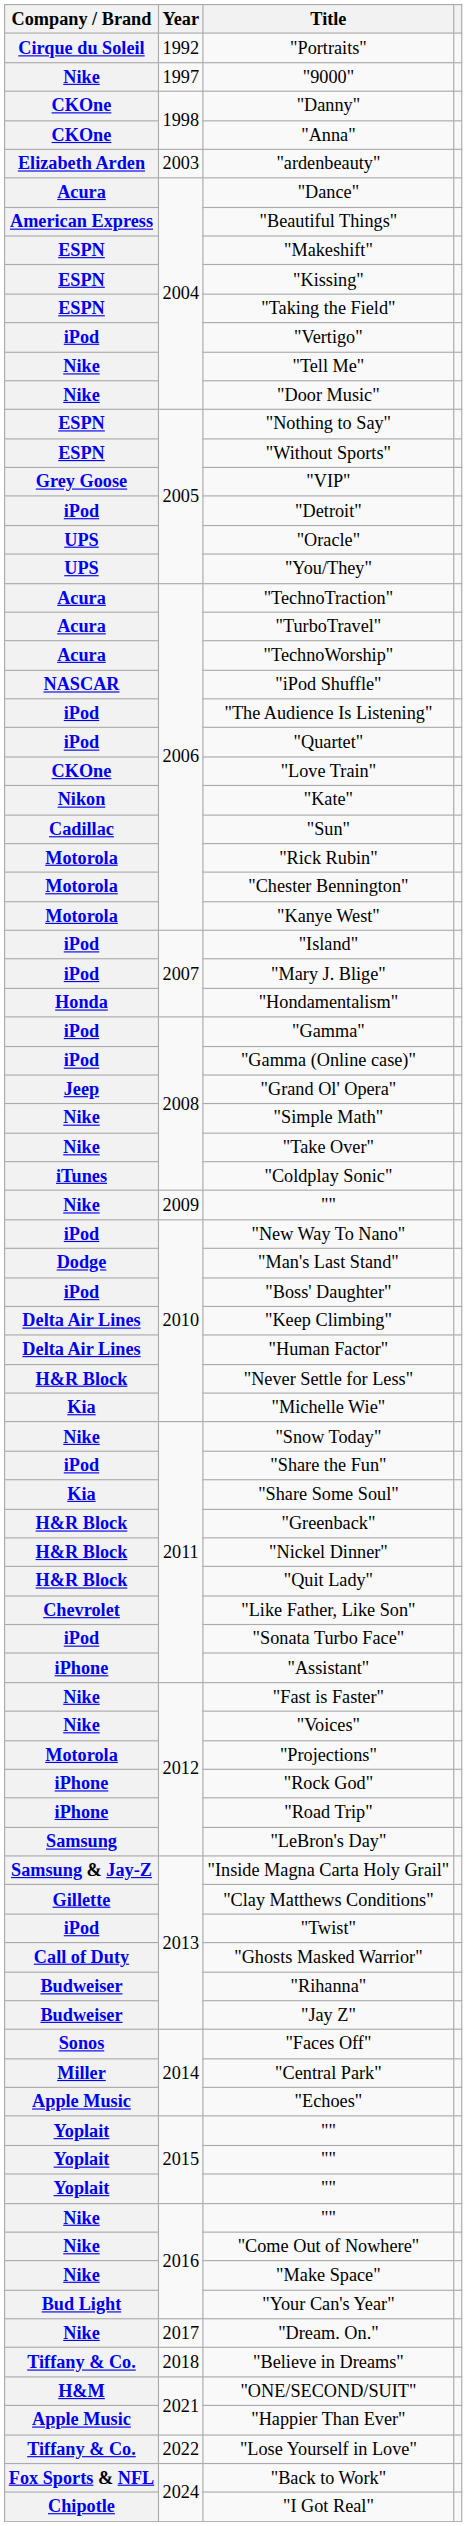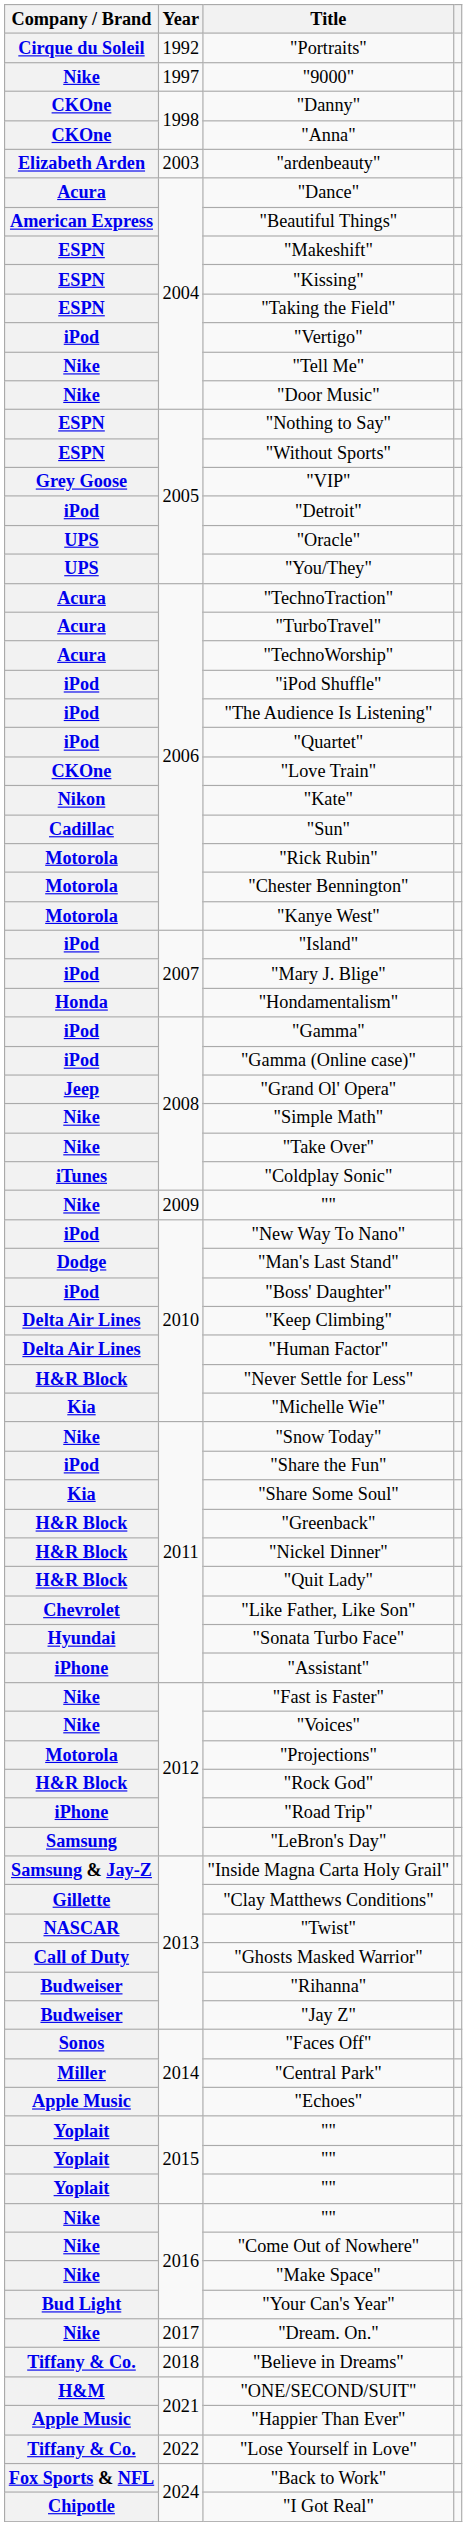(81, 684) NASCAR -> (81, 684) iPod
(81, 1638) iPod -> (81, 1638) Hyundai
(81, 1783) iPhone -> (81, 1783) H&R Block
(81, 1928) iPod -> (81, 1928) NASCAR
